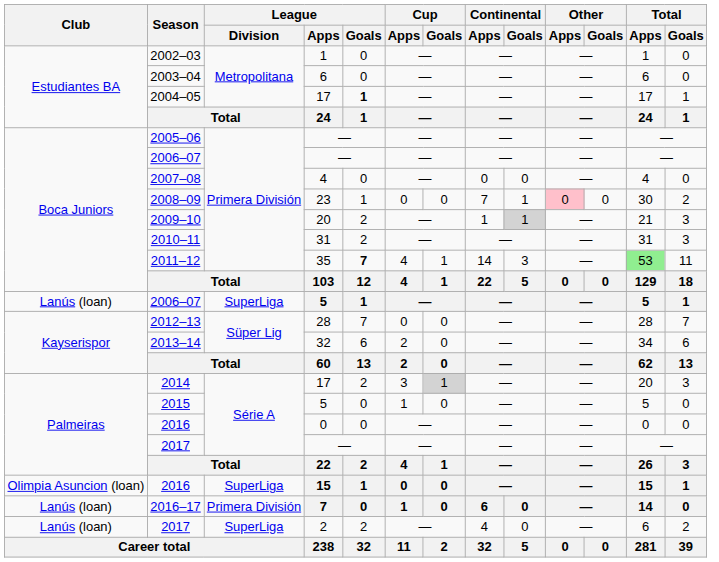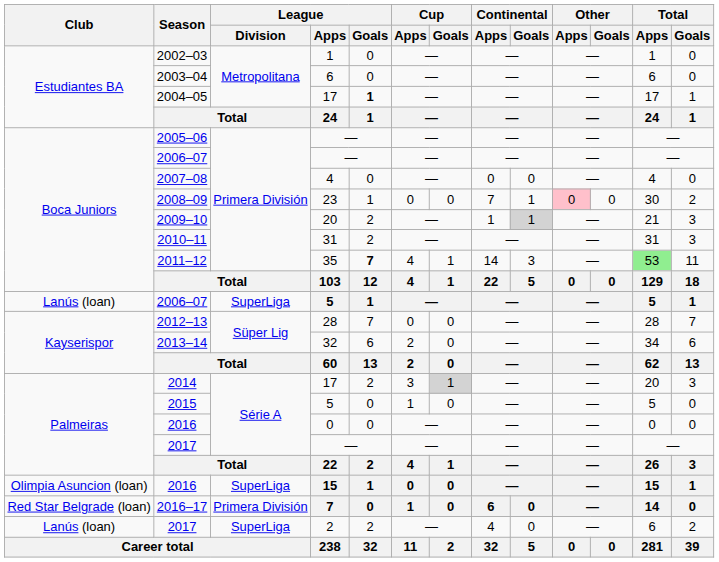(76, 506) Lanús (loan) -> (79, 506) Red Star Belgrade (loan)
